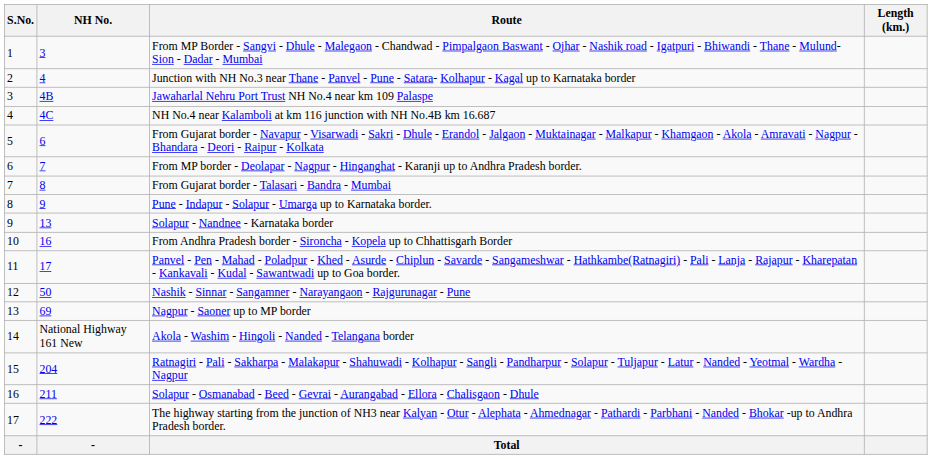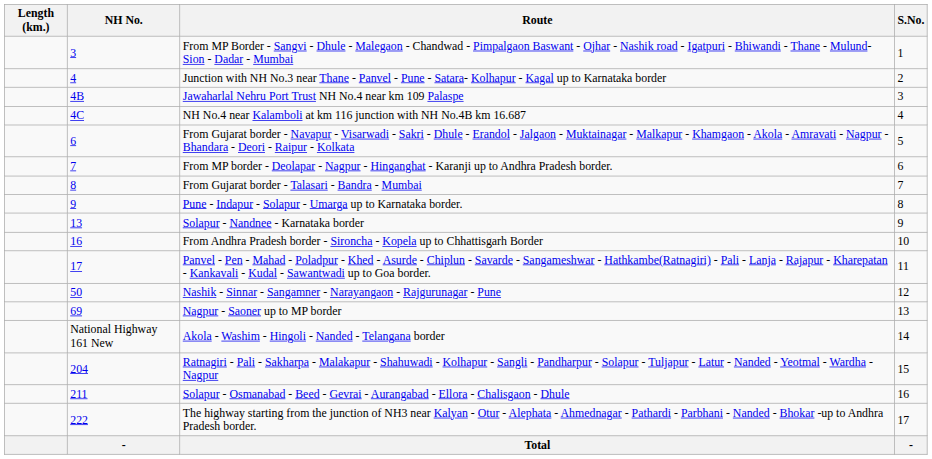columns swapped: (21, 20) <-> (896, 20)
